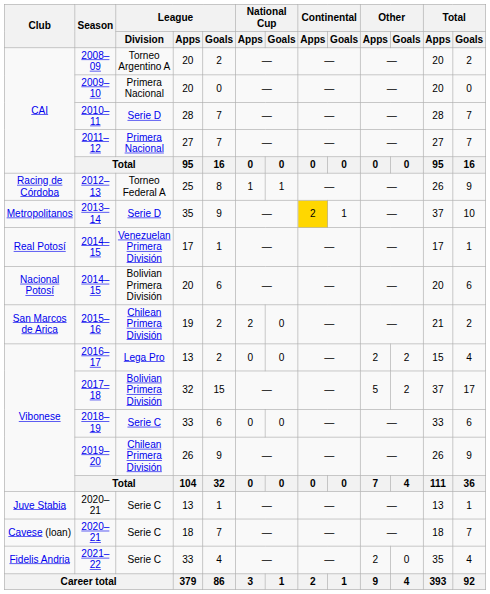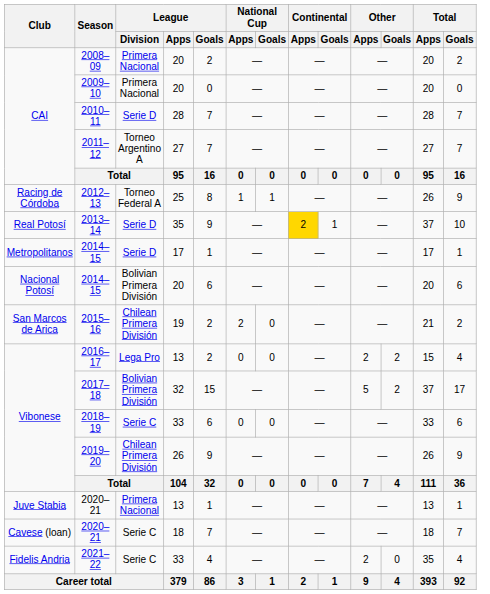(144, 61) Torneo Argentino A -> (139, 61) Primera Nacional
(144, 143) Primera Nacional -> (139, 149) Torneo Argentino A
(40, 214) Metropolitanos -> (40, 225) Real Potosí
(40, 247) Real Potosí -> (40, 252) Metropolitanos
(144, 247) Venezuelan Primera División -> (139, 252) Serie D
(144, 505) Serie C -> (139, 505) Primera Nacional
